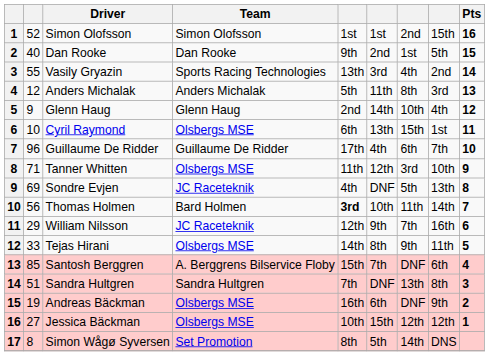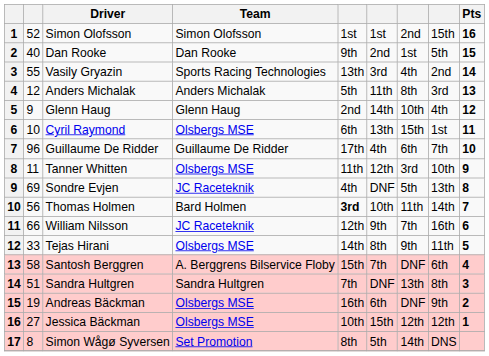(33, 168) 71 -> (33, 168) 11
(33, 226) 29 -> (33, 226) 66
(33, 264) 85 -> (33, 264) 58
